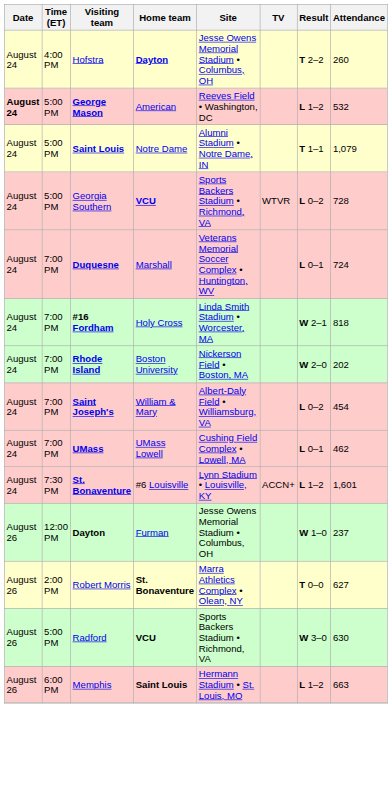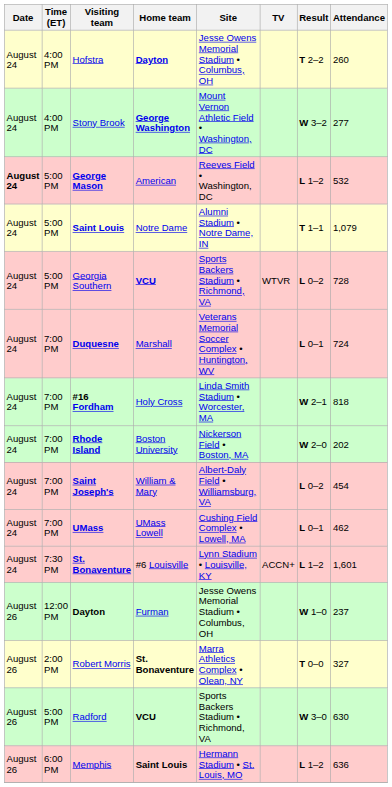+ row: (99, 123)
(341, 585) 627 -> (341, 664) 327
(341, 685) 663 -> (341, 764) 636
